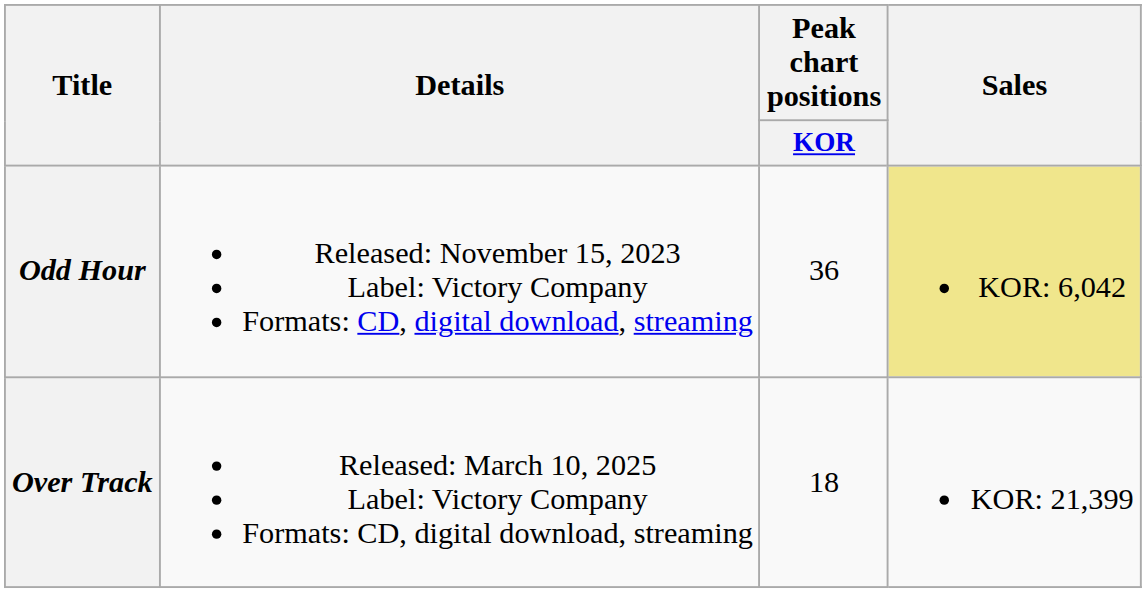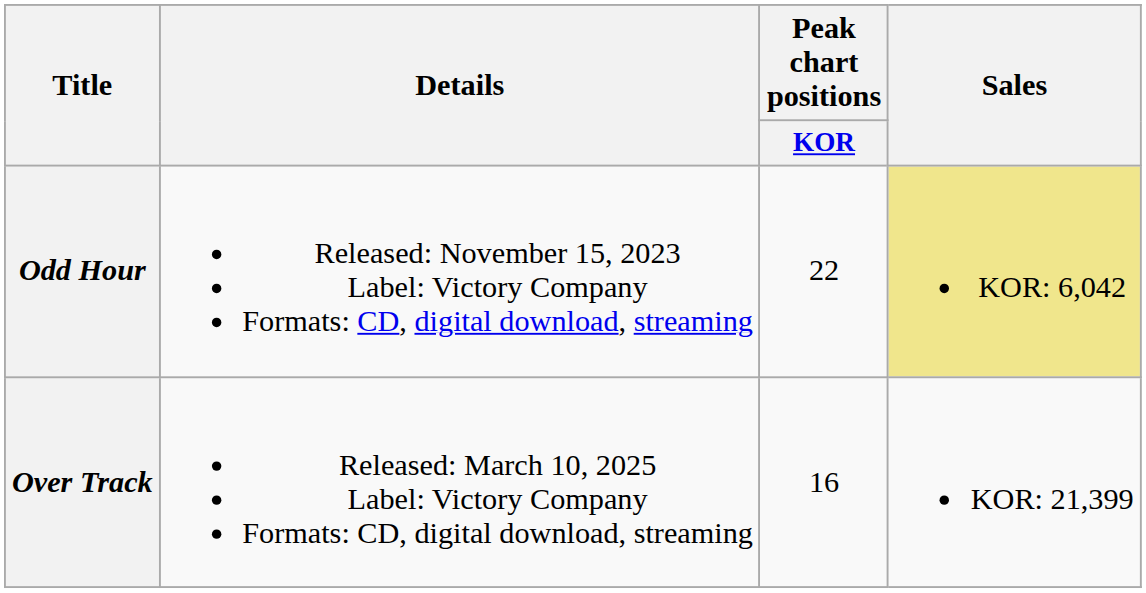(824, 270) 36 -> (824, 270) 22
(824, 481) 18 -> (824, 481) 16
